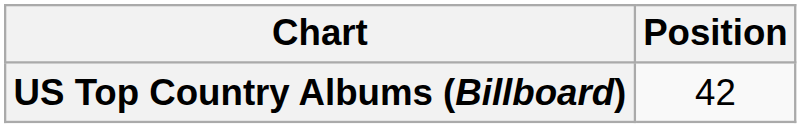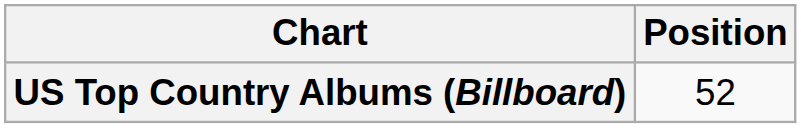(715, 91) 42 -> (715, 91) 52
